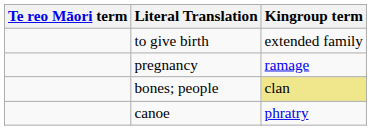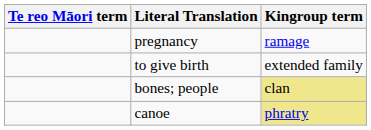rows swapped: (172, 40) <-> (166, 64)
(287, 112) no background -> (287, 112) khaki background
